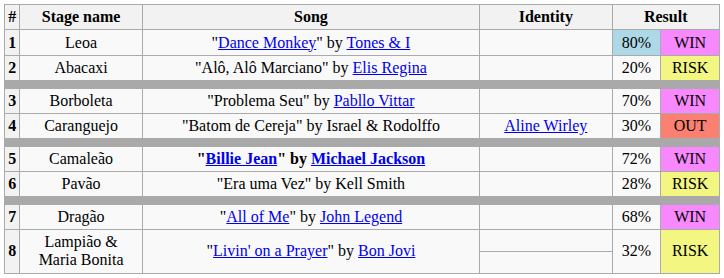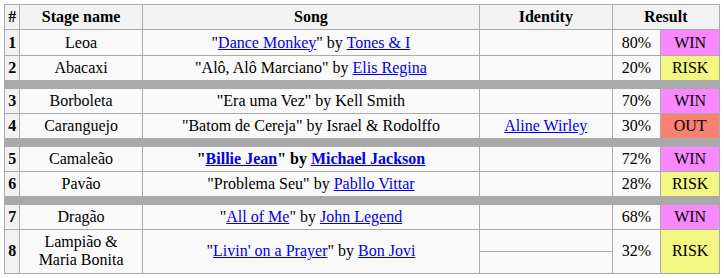(636, 42) lightblue background -> (636, 42) no background
(311, 100) "Problema Seu" by Pabllo Vittar -> (311, 100) "Era uma Vez" by Kell Smith
(311, 184) "Era uma Vez" by Kell Smith -> (311, 184) "Problema Seu" by Pabllo Vittar
